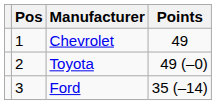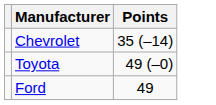- column: (29, 17)
(180, 40) 49 -> (145, 40) 35 (–14)
(180, 88) 35 (–14) -> (145, 88) 49
